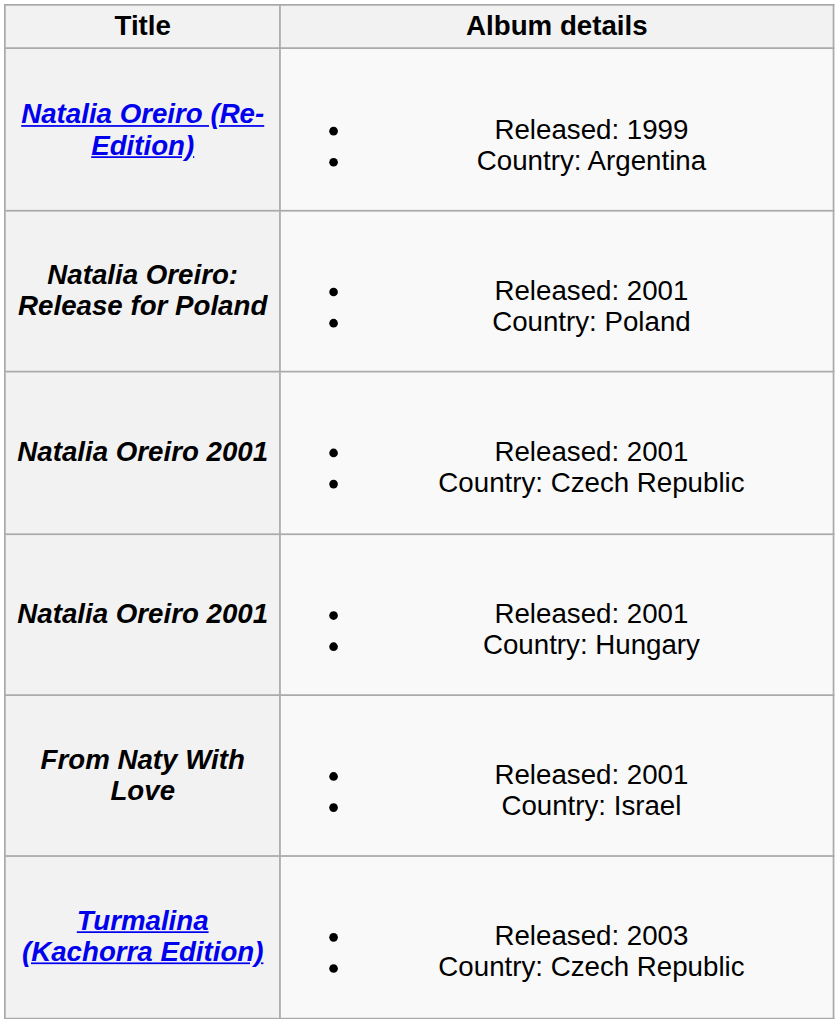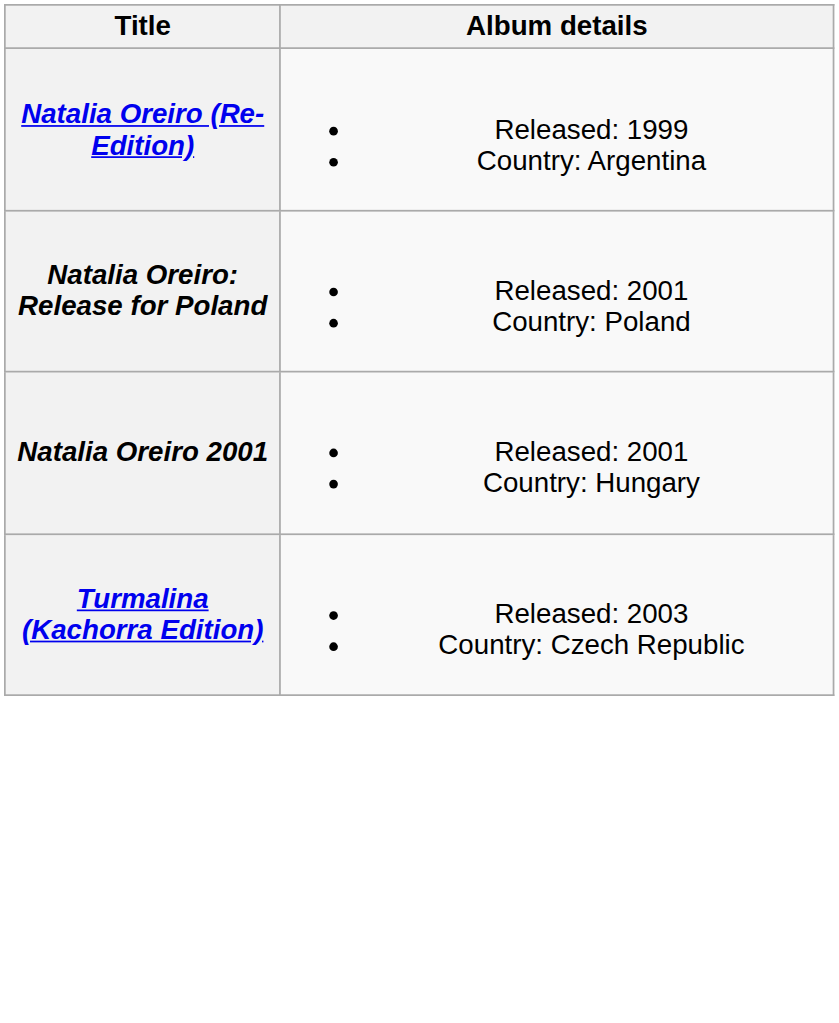- row: (557, 468)
- row: (557, 791)
